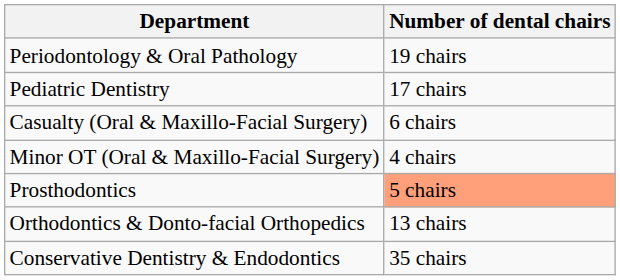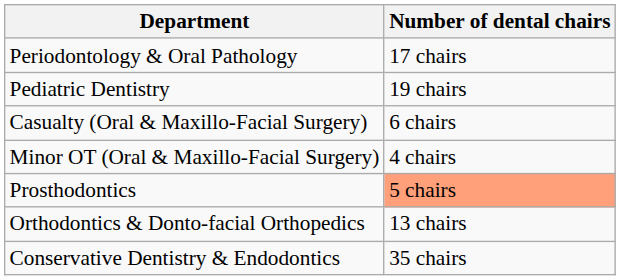(428, 55) 19 chairs -> (428, 55) 17 chairs
(428, 88) 17 chairs -> (428, 88) 19 chairs
